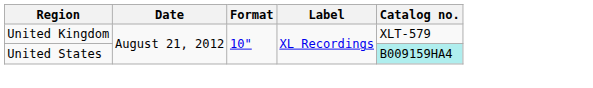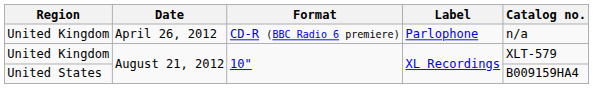+ row: (58, 34)
(416, 54) paleturquoise background -> (542, 73) no background
